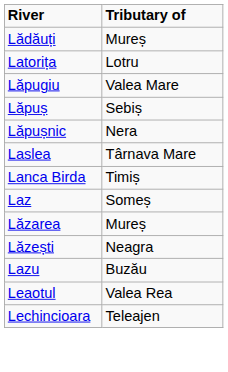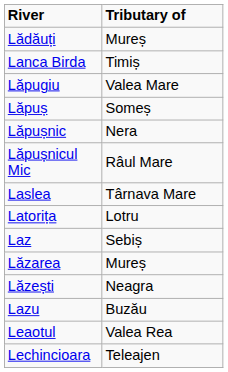rows swapped: (47, 177) <-> (32, 62)
(124, 108) Sebiș -> (128, 108) Someș
+ row: (43, 162)
(128, 200) Someș -> (124, 240) Sebiș
